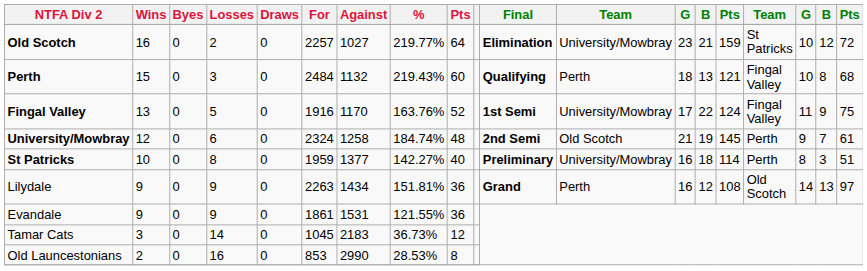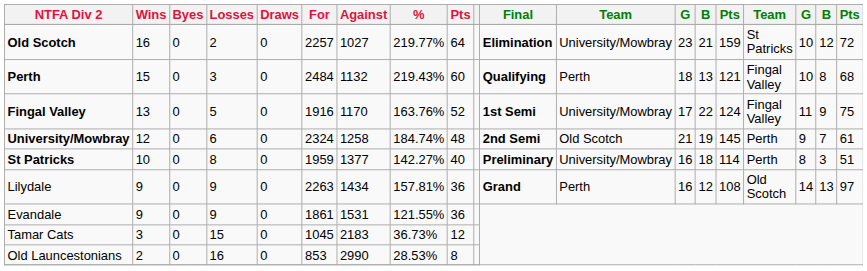(419, 186) 151.81% -> (419, 186) 157.81%
(217, 234) 14 -> (217, 234) 15
